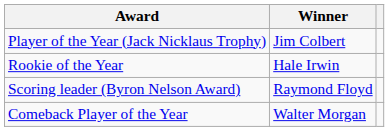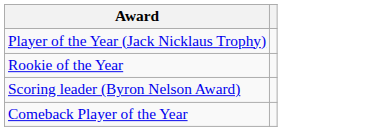- column: (323, 16)
